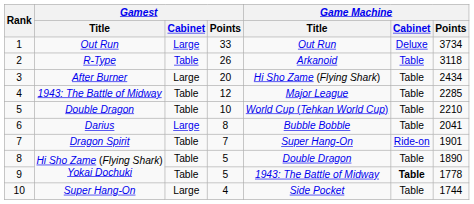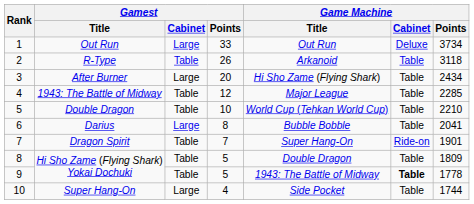(451, 158) 1890 -> (451, 158) 1809
